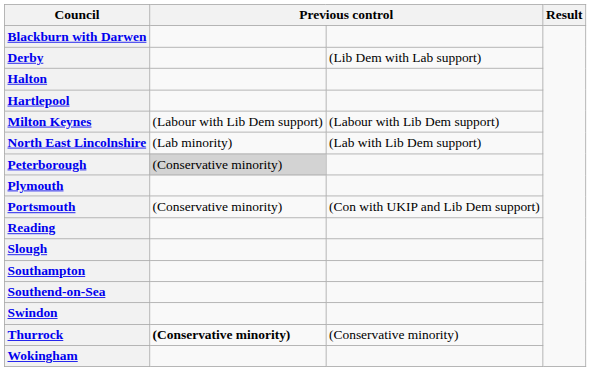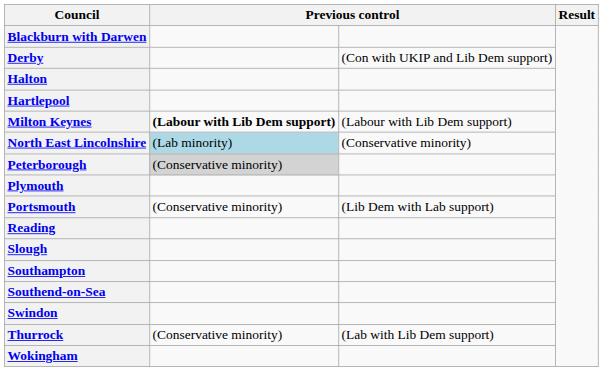(405, 57) (Lib Dem with Lab support) -> (447, 57) (Con with UKIP and Lib Dem support)
(238, 121) normal -> (244, 121) bold
(192, 143) no background -> (192, 143) lightblue background
(405, 143) (Lab with Lib Dem support) -> (406, 143) (Conservative minority)
(434, 206) (Con with UKIP and Lib Dem support) -> (418, 206) (Lib Dem with Lab support)
(221, 334) bold -> (217, 334) normal
(394, 334) (Conservative minority) -> (418, 334) (Lab with Lib Dem support)
